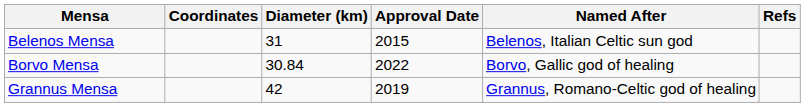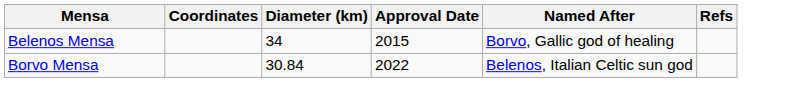(274, 41) 31 -> (274, 41) 34
(589, 41) Belenos, Italian Celtic sun god -> (580, 41) Borvo, Gallic god of healing
(580, 65) Borvo, Gallic god of healing -> (589, 65) Belenos, Italian Celtic sun god
- row: (63, 89)
